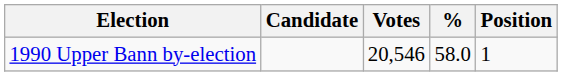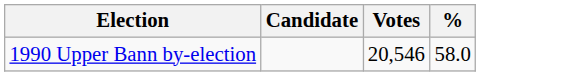- column: (516, 20)
